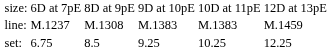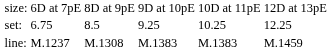rows swapped: (13, 42) <-> (16, 25)
